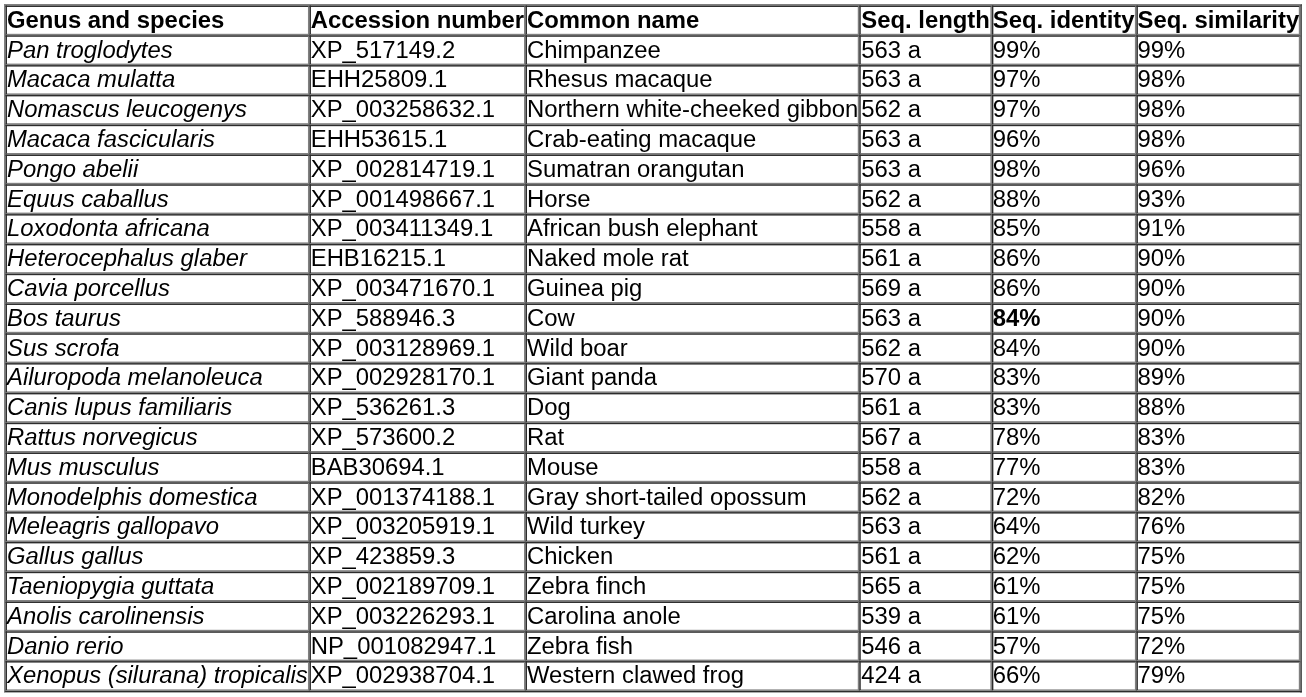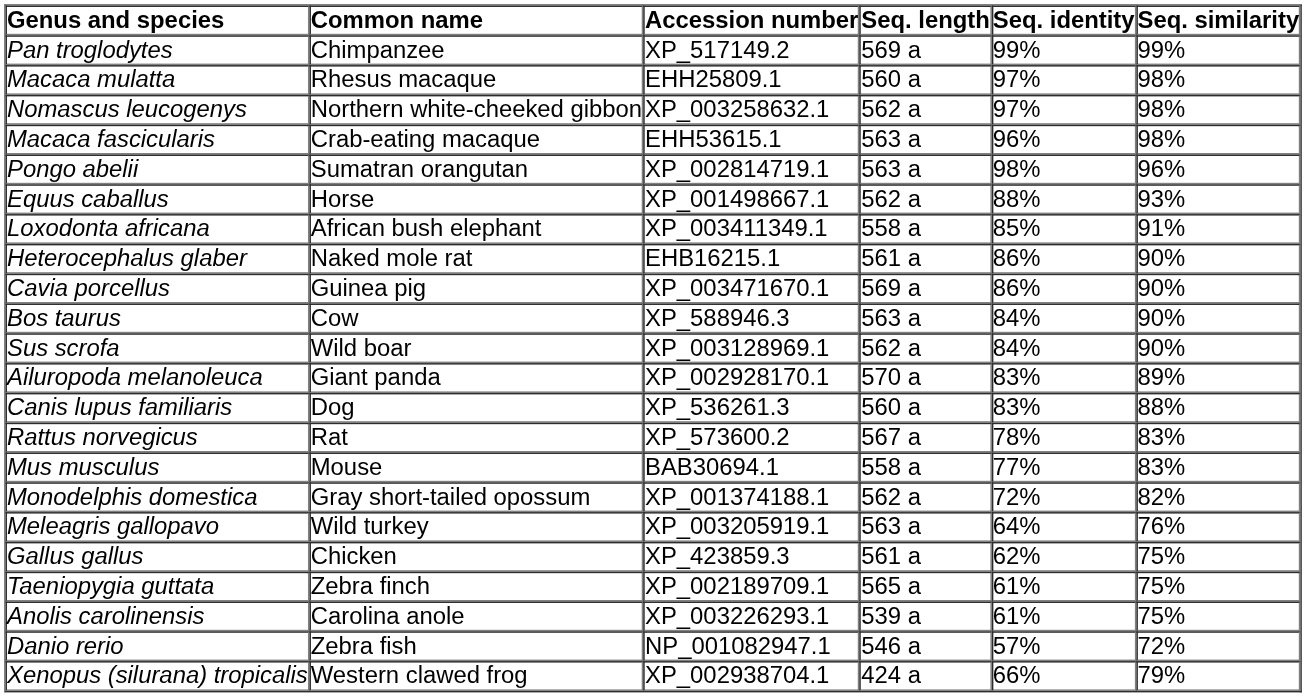columns swapped: (613, 20) <-> (417, 20)
(891, 49) 563 a -> (891, 49) 569 a
(891, 79) 563 a -> (891, 79) 560 a
(1017, 318) bold -> (1017, 318) normal
(891, 407) 561 a -> (891, 407) 560 a
